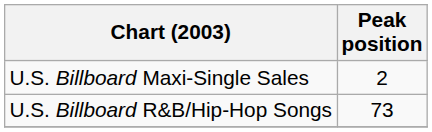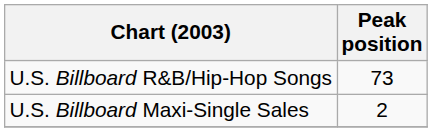rows swapped: (171, 110) <-> (159, 77)
